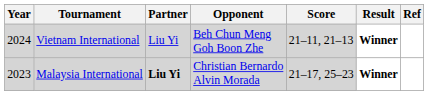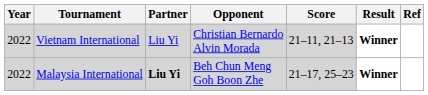(19, 41) 2024 -> (19, 41) 2022
(232, 41) Beh Chun Meng Goh Boon Zhe -> (238, 41) Christian Bernardo Alvin Morada
(19, 74) 2023 -> (19, 74) 2022
(238, 74) Christian Bernardo Alvin Morada -> (232, 74) Beh Chun Meng Goh Boon Zhe
